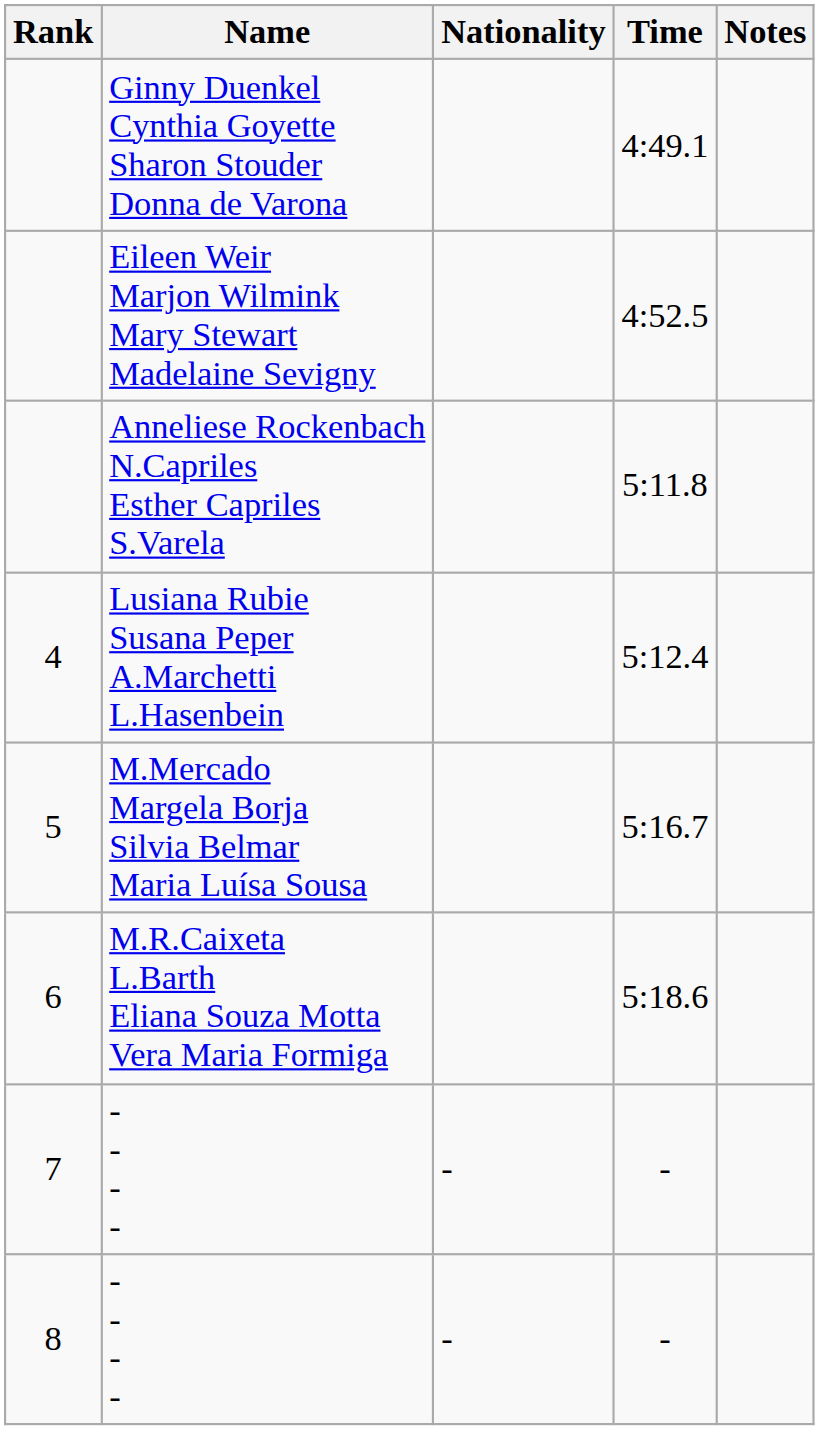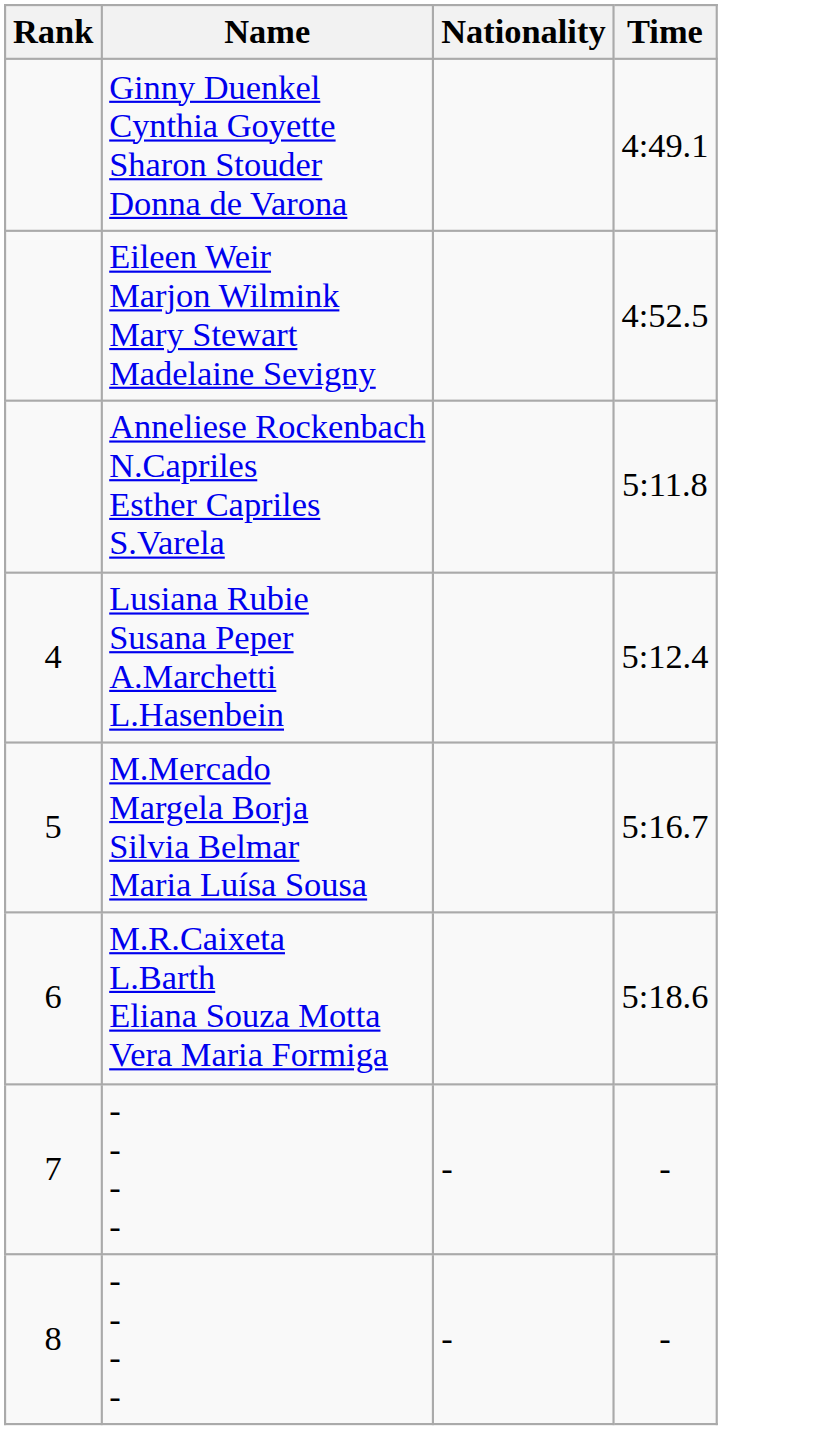- column: (765, 31)
